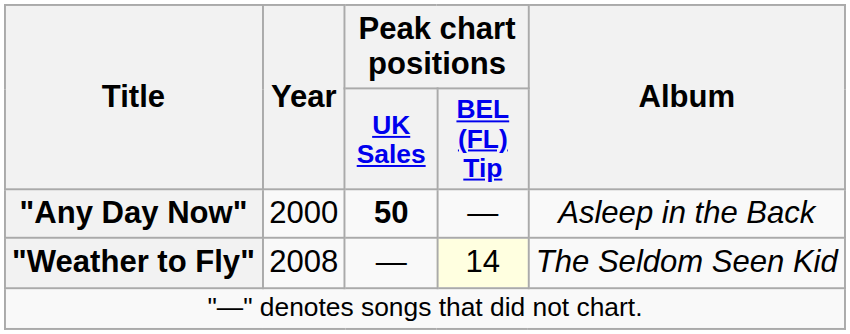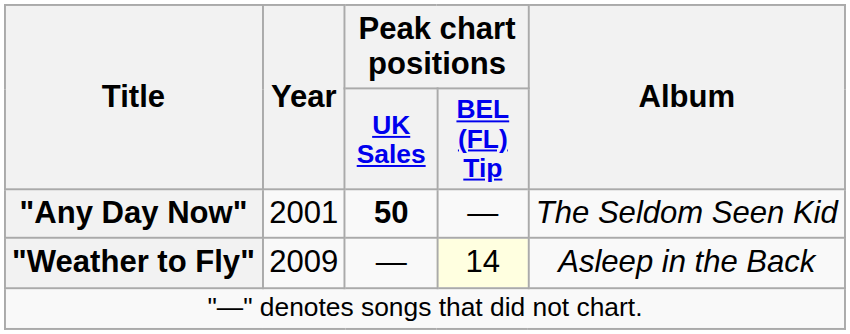(304, 213) 2000 -> (304, 213) 2001
(687, 213) Asleep in the Back -> (687, 213) The Seldom Seen Kid
(304, 262) 2008 -> (304, 262) 2009
(687, 262) The Seldom Seen Kid -> (687, 262) Asleep in the Back
